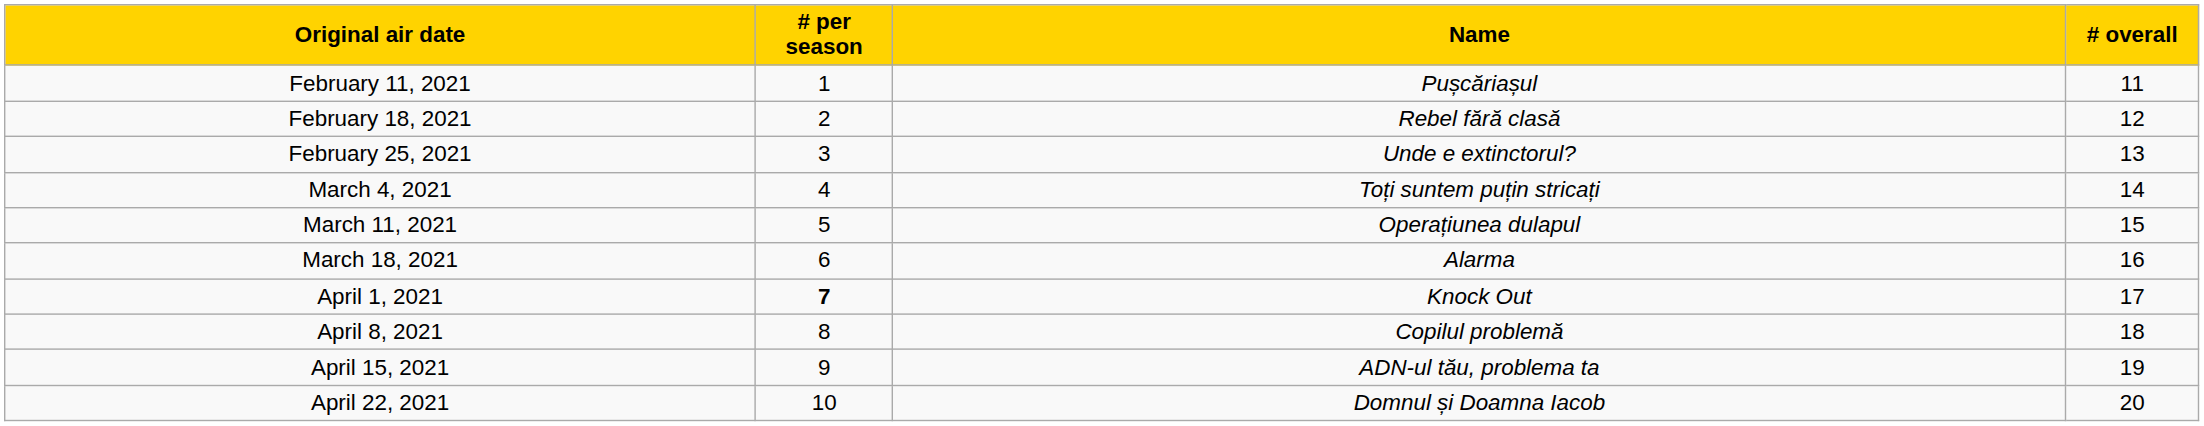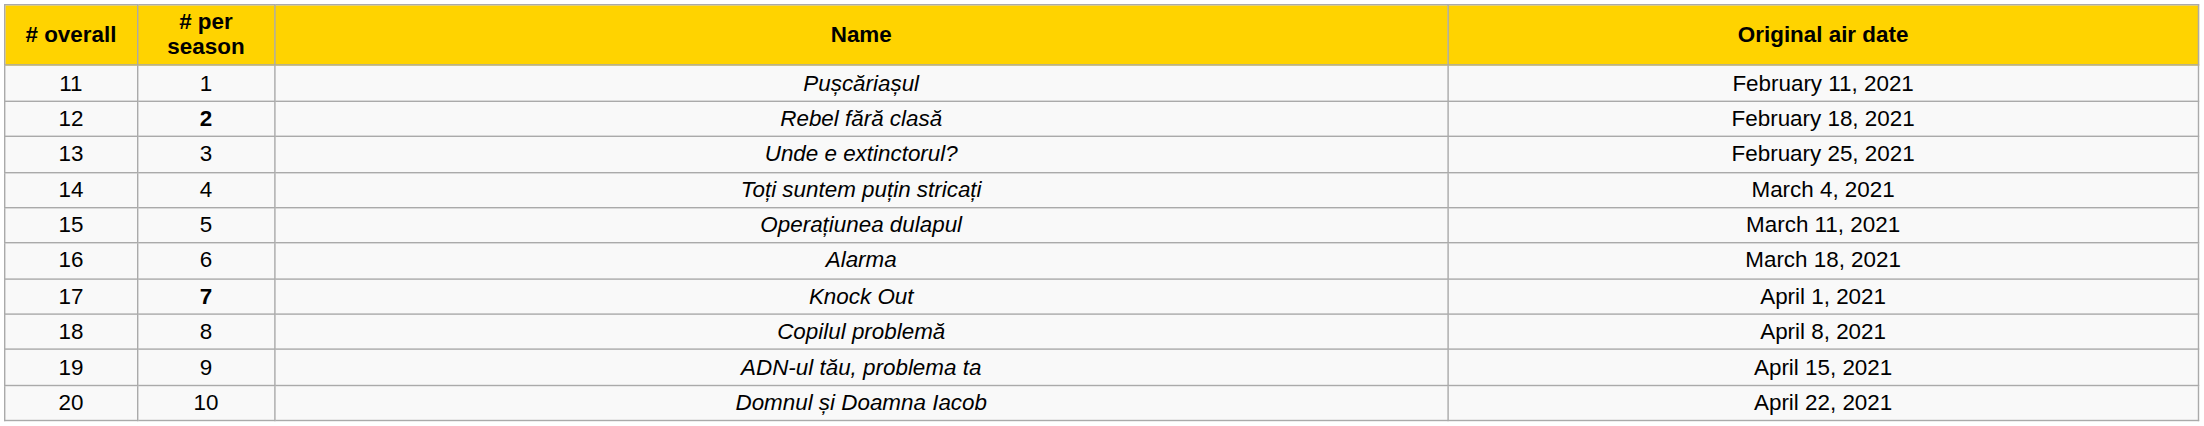columns swapped: (2132, 34) <-> (380, 34)
(824, 118) normal -> (206, 118) bold
